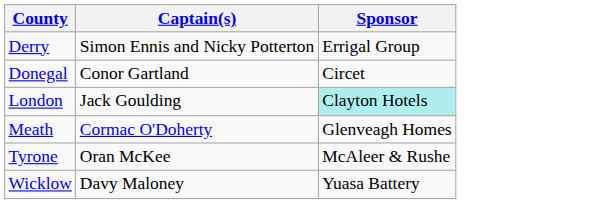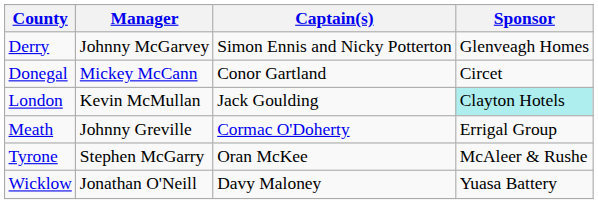+ column: (144, 18)
(371, 45) Errigal Group -> (524, 45) Glenveagh Homes
(387, 128) Glenveagh Homes -> (508, 128) Errigal Group
